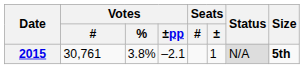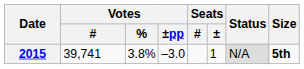(82, 53) 30,761 -> (82, 53) 39,741
(173, 53) –2.1 -> (173, 53) –3.0
